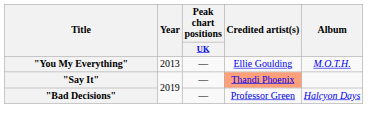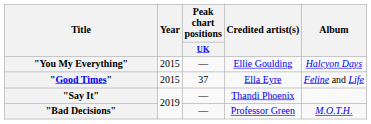(170, 64) 2013 -> (170, 64) 2015
(332, 64) M.O.T.H. -> (334, 64) Halcyon Days
+ row: (81, 80)
(263, 80) lightsalmon background -> (263, 95) no background
(332, 95) Halcyon Days -> (334, 111) M.O.T.H.
